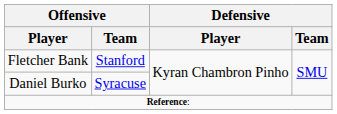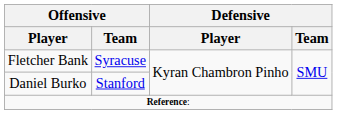(120, 60) Stanford -> (120, 60) Syracuse
(120, 83) Syracuse -> (120, 83) Stanford
